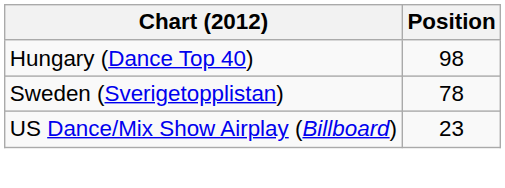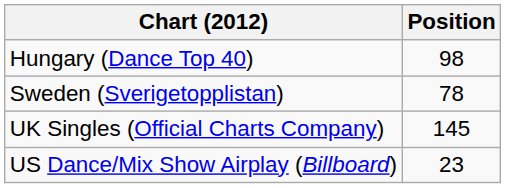+ row: (197, 128)
